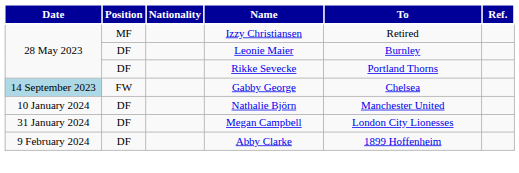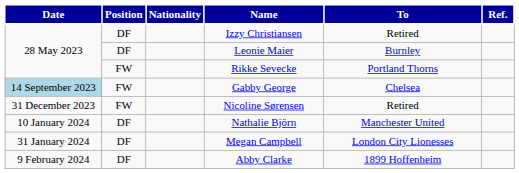(124, 33) MF -> (124, 33) DF
(124, 69) DF -> (124, 69) FW
+ row: (264, 105)
